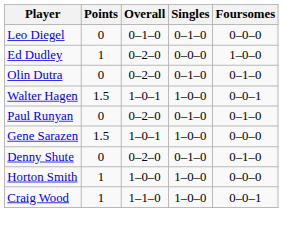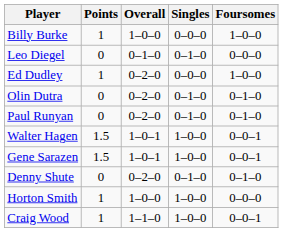+ row: (37, 34)
rows swapped: (43, 95) <-> (40, 116)
(245, 136) 0–0–0 -> (245, 156) 0–0–1
